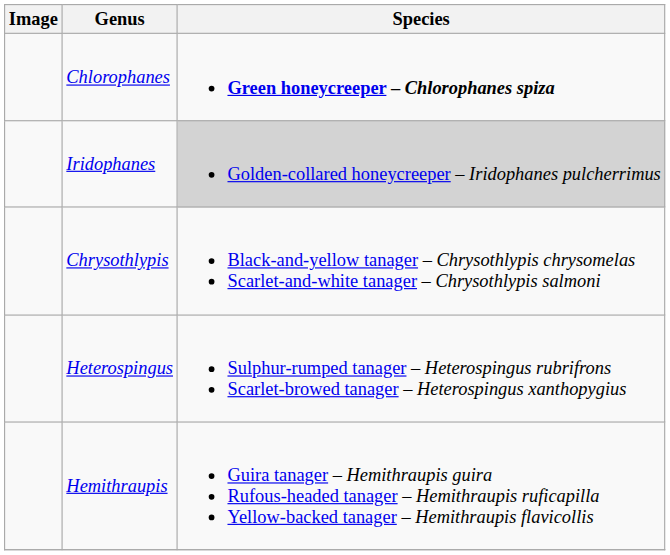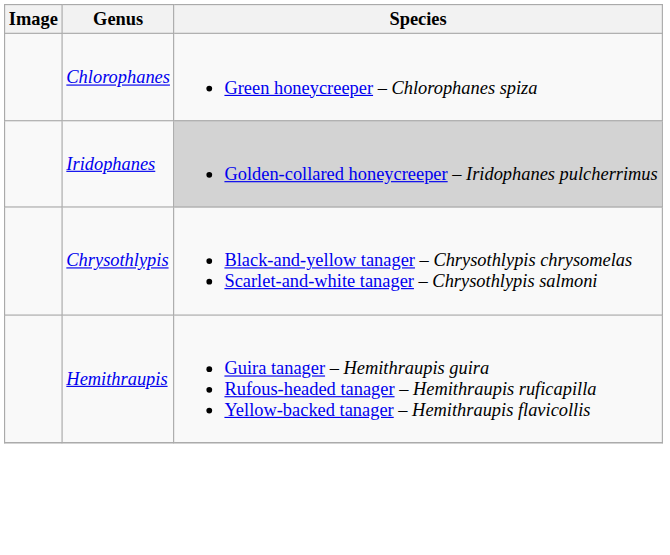(421, 87) bold -> (418, 87) normal
- row: (120, 368)
